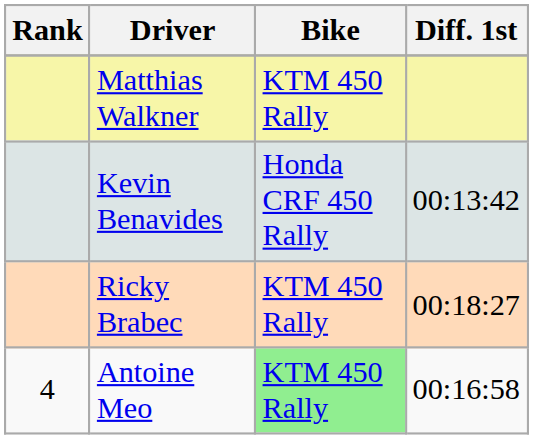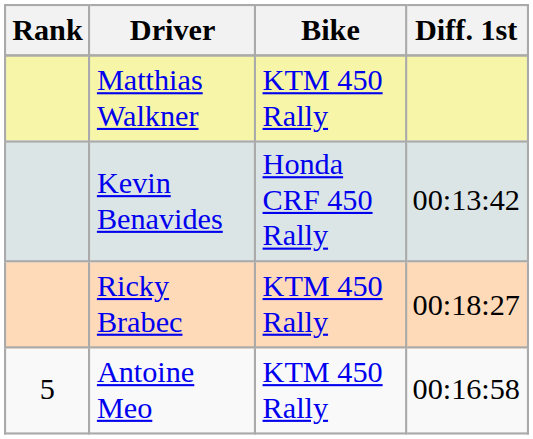(47, 389) 4 -> (47, 389) 5
(323, 389) lightgreen background -> (323, 389) no background
